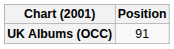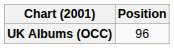(142, 33) 91 -> (142, 33) 96
